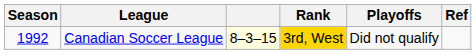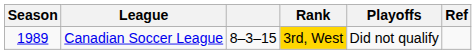(33, 37) 1992 -> (33, 37) 1989
(253, 37) lightyellow background -> (253, 37) no background
